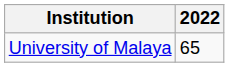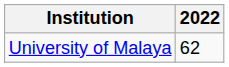(190, 47) 65 -> (190, 47) 62
